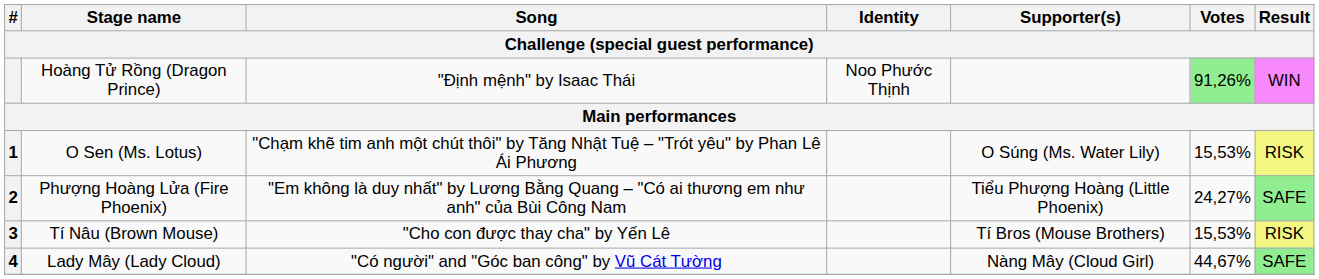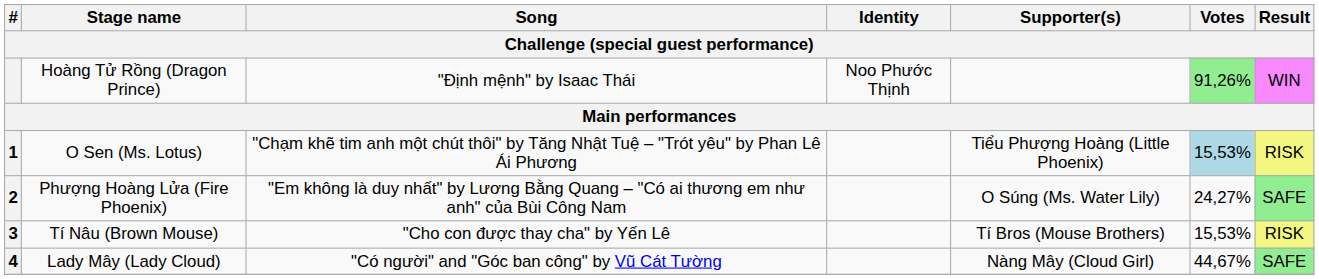(1071, 152) O Súng (Ms. Water Lily) -> (1071, 152) Tiểu Phượng Hoàng (Little Phoenix)
(1222, 152) no background -> (1222, 152) lightblue background
(1071, 198) Tiểu Phượng Hoàng (Little Phoenix) -> (1071, 198) O Súng (Ms. Water Lily)
